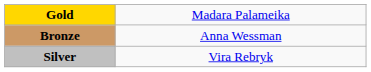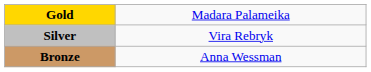rows swapped: (60, 56) <-> (60, 35)
